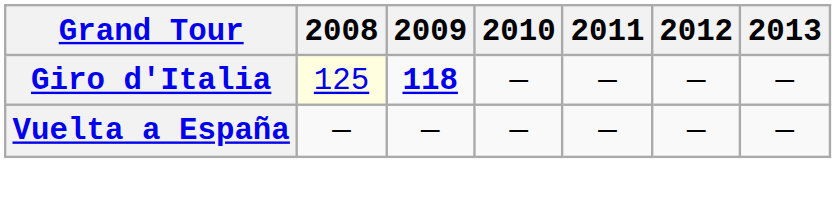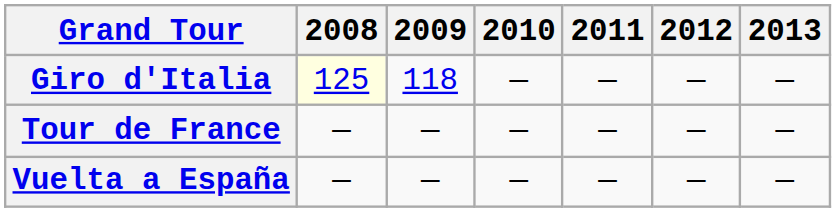(430, 81) bold -> (430, 81) normal
+ row: (151, 131)
